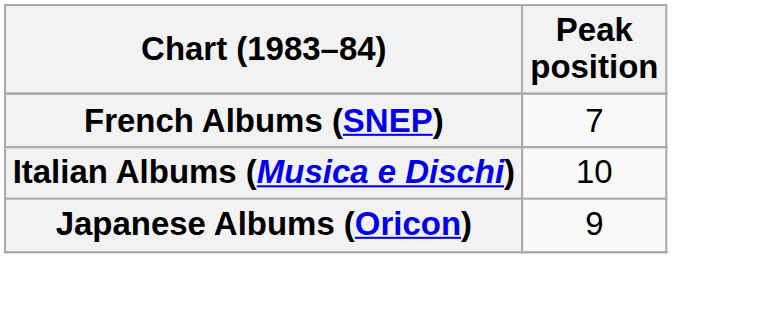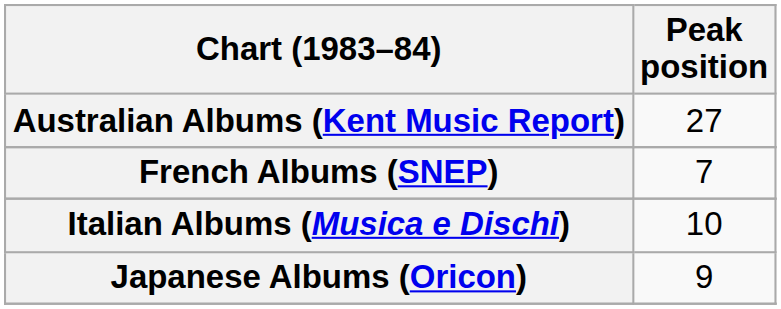+ row: (319, 119)
